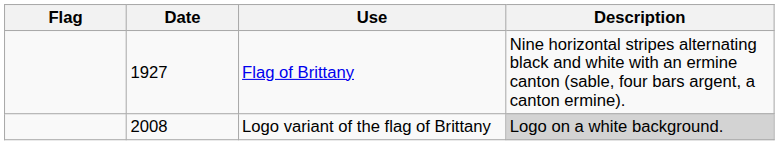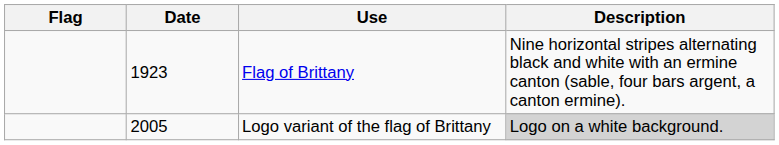(149, 72) 1927 -> (149, 72) 1923
(149, 126) 2008 -> (149, 126) 2005
